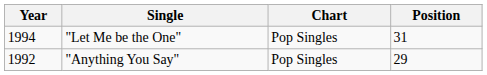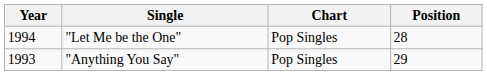(401, 37) 31 -> (401, 37) 28
(22, 59) 1992 -> (22, 59) 1993
